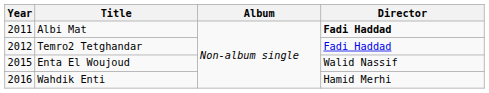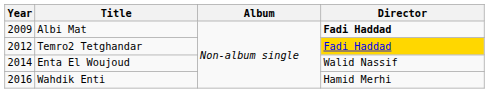(20, 30) 2011 -> (20, 30) 2009
(357, 46) no background -> (357, 46) gold background
(20, 63) 2015 -> (20, 63) 2014
